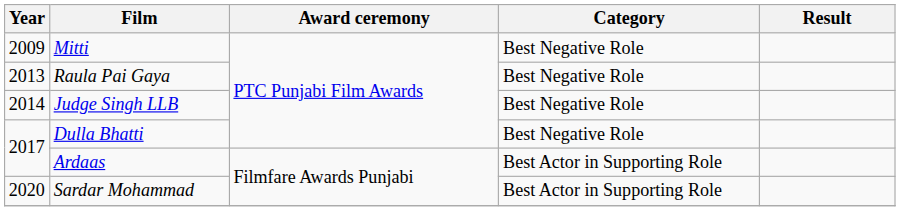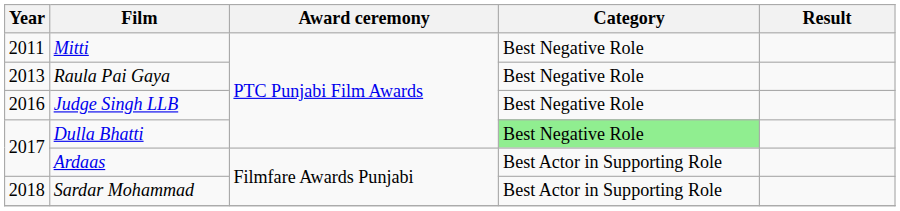(27, 47) 2009 -> (26, 47) 2011
(27, 104) 2014 -> (27, 104) 2016
(573, 133) no background -> (573, 133) lightgreen background
(27, 190) 2020 -> (27, 190) 2018
